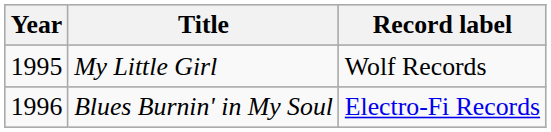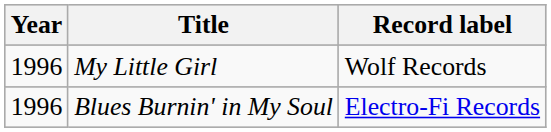(37, 65) 1995 -> (37, 65) 1996
